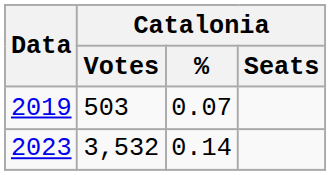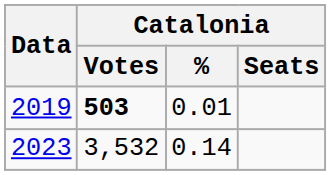(106, 108) normal -> (106, 108) bold
(202, 108) 0.07 -> (202, 108) 0.01
